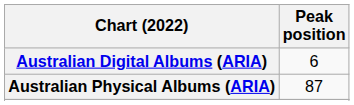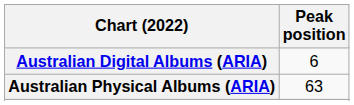(314, 86) 87 -> (314, 86) 63
